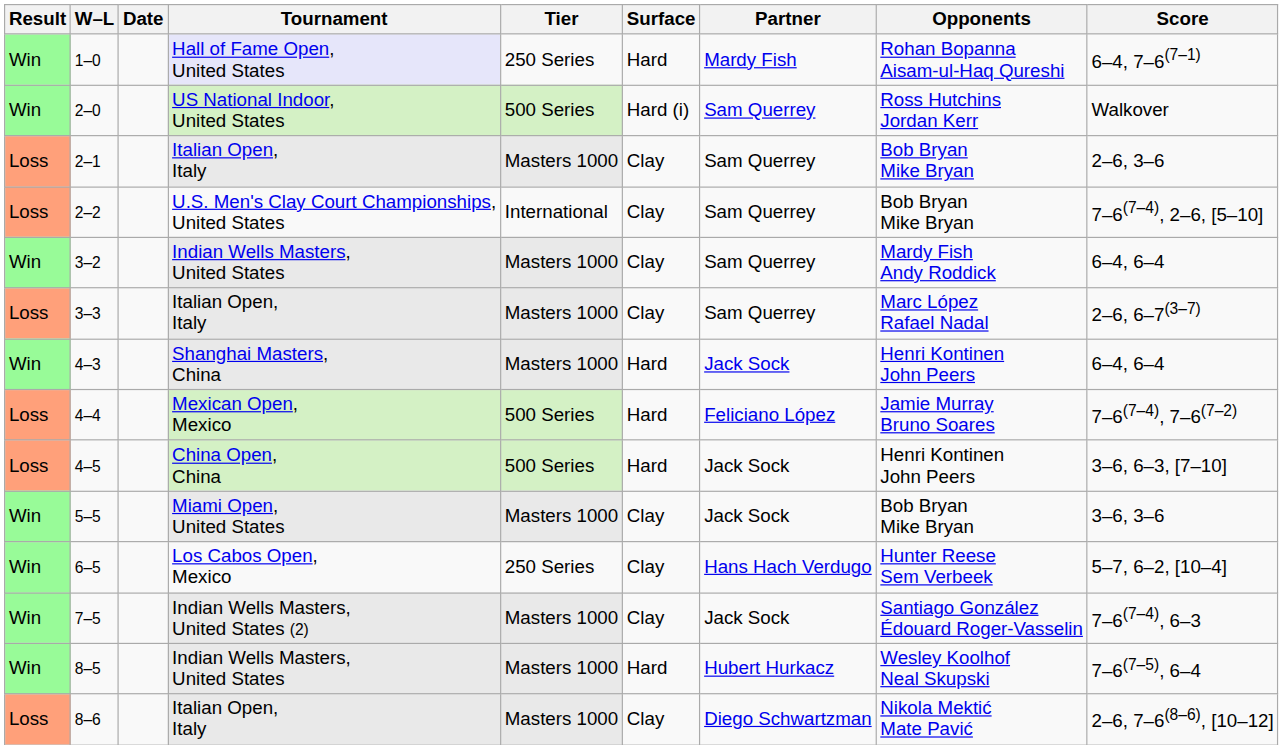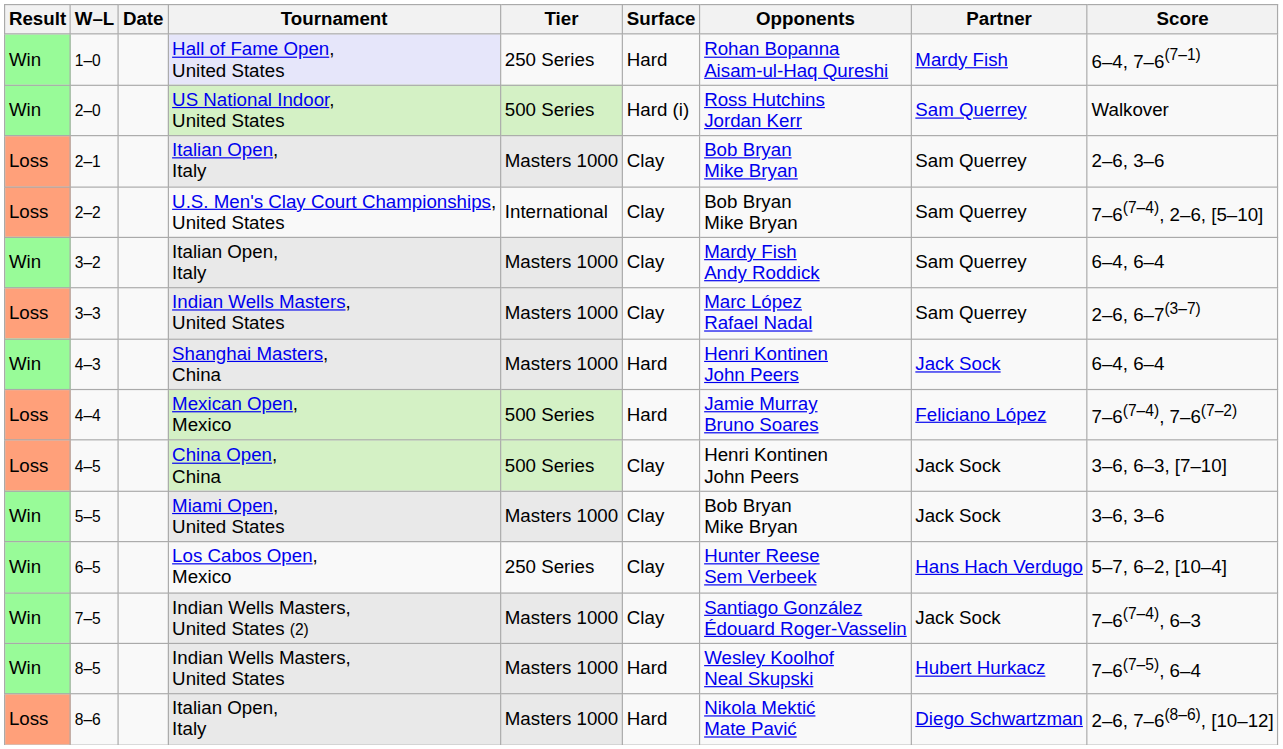columns swapped: (788, 19) <-> (982, 19)
(261, 262) Indian Wells Masters, United States -> (225, 262) Italian Open, Italy
(225, 313) Italian Open, Italy -> (261, 313) Indian Wells Masters, United States
(647, 465) Hard -> (646, 465) Clay
(646, 719) Clay -> (647, 719) Hard
